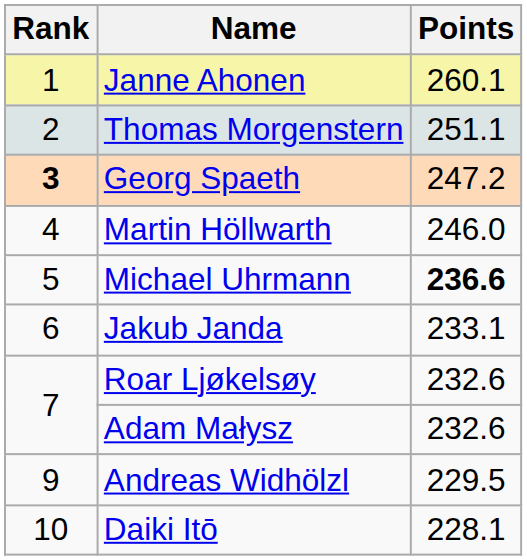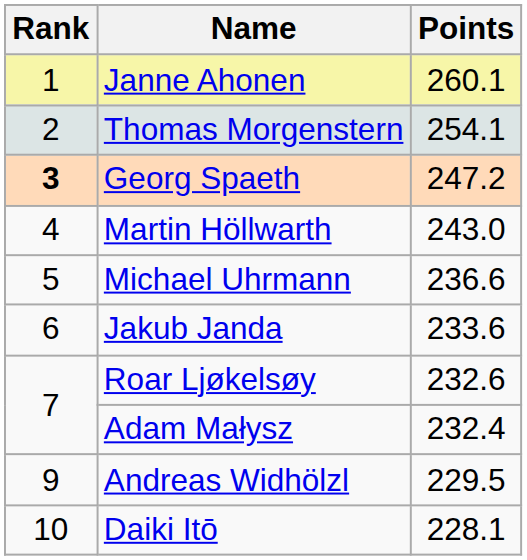(466, 129) 251.1 -> (466, 129) 254.1
(466, 229) 246.0 -> (466, 229) 243.0
(466, 279) bold -> (466, 279) normal
(466, 329) 233.1 -> (466, 329) 233.6
(466, 429) 232.6 -> (466, 429) 232.4
